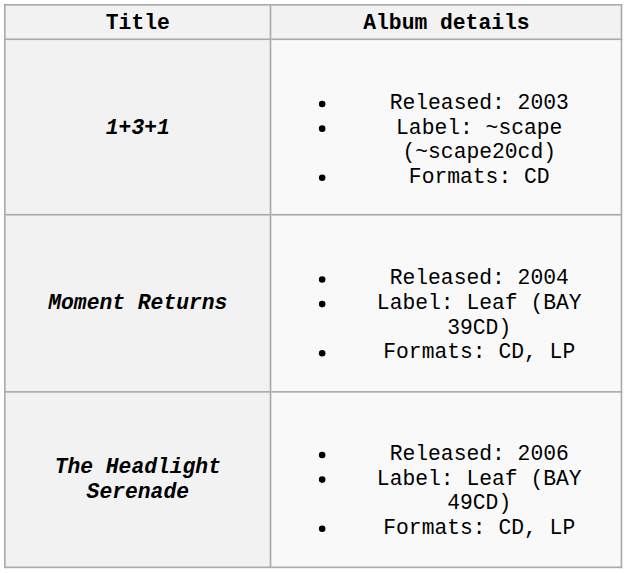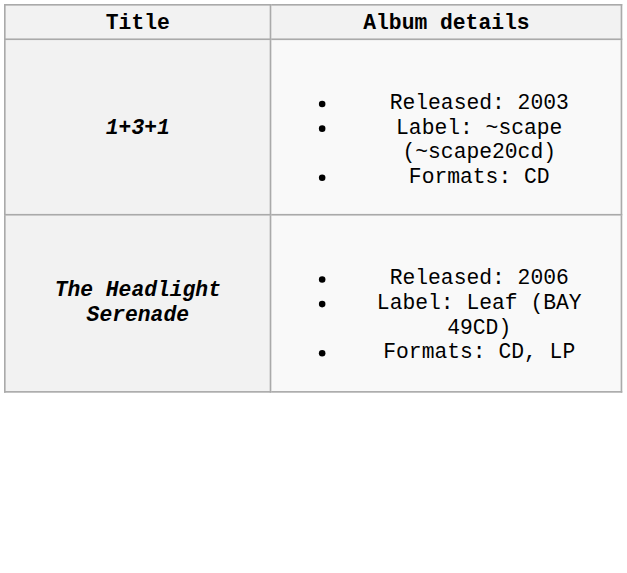- row: (138, 303)
